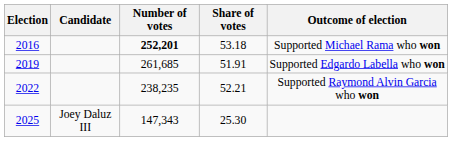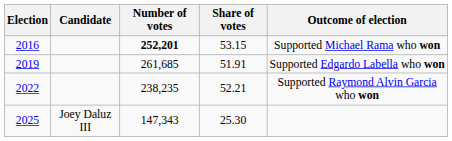(233, 45) 53.18 -> (233, 45) 53.15
